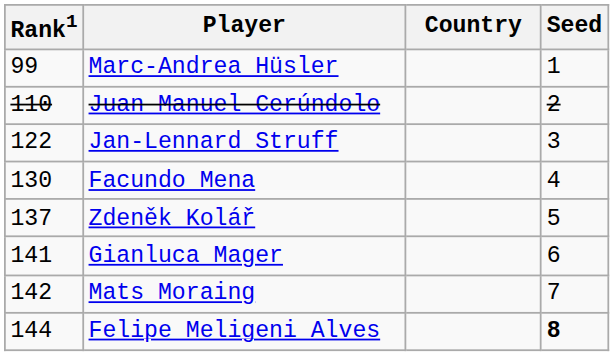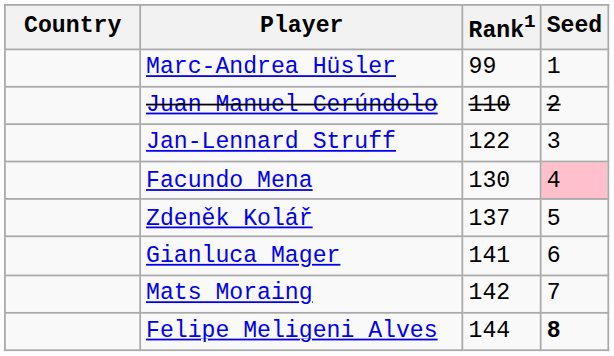columns swapped: (473, 27) <-> (44, 27)
(554, 181) no background -> (554, 181) pink background
